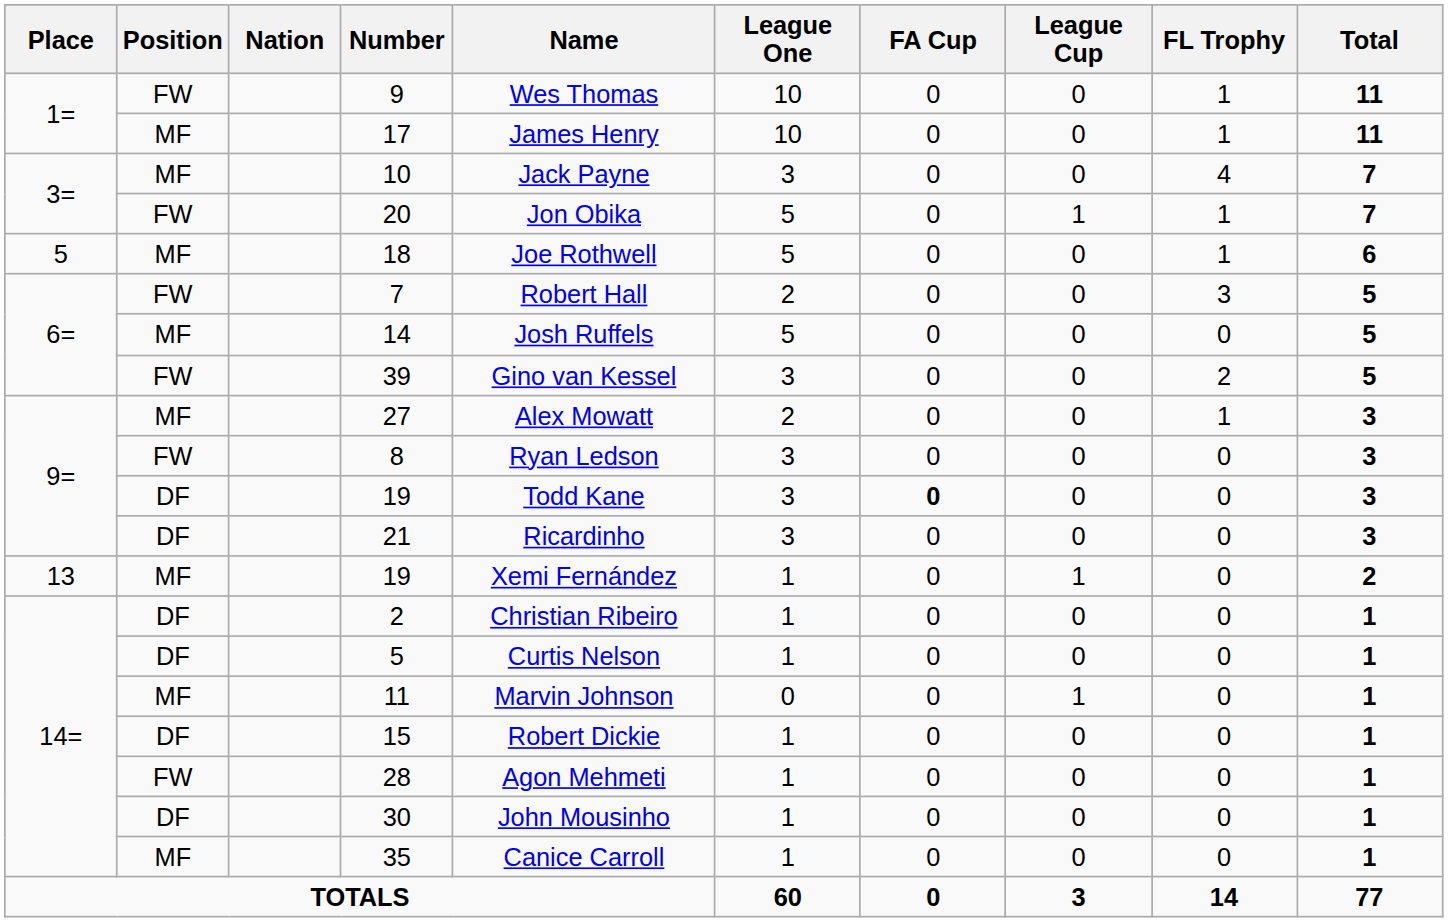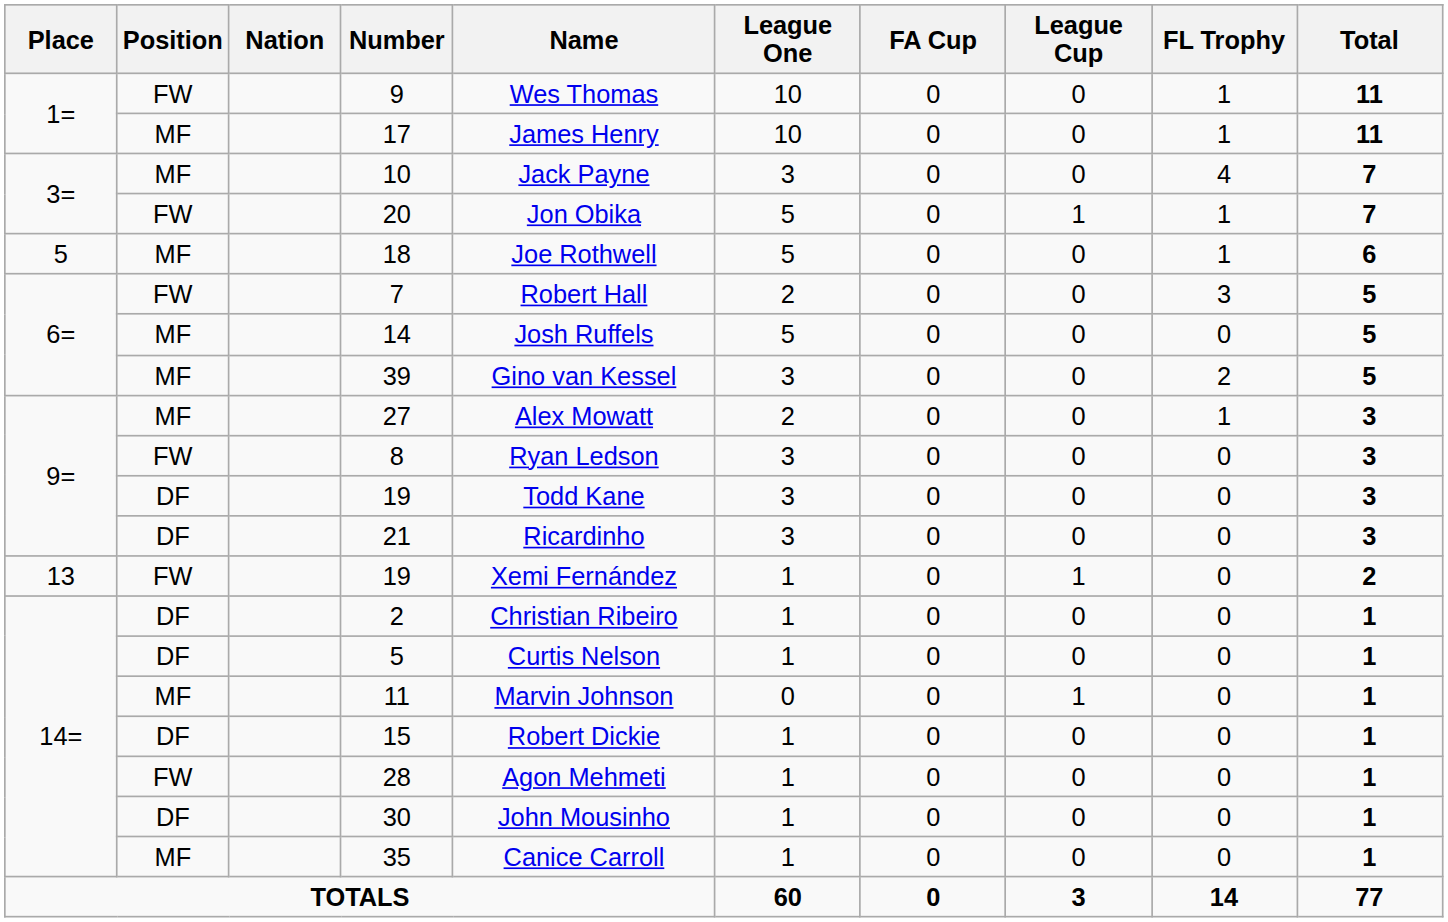(173, 375) FW -> (173, 375) MF
(933, 496) bold -> (933, 496) normal
(173, 576) MF -> (173, 576) FW
